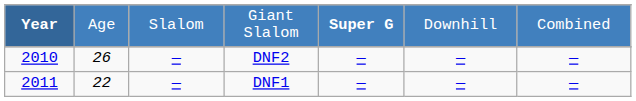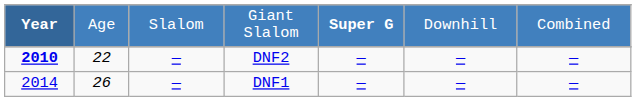(40, 59) normal -> (40, 59) bold
(102, 59) 26 -> (102, 59) 22
(40, 84) 2011 -> (40, 84) 2014
(102, 84) 22 -> (102, 84) 26
